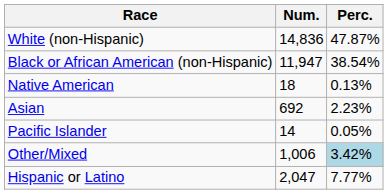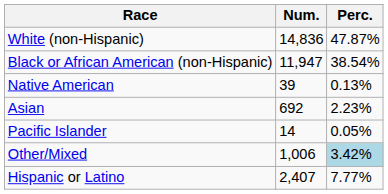(287, 85) 18 -> (287, 85) 39
(297, 177) 2,047 -> (297, 177) 2,407
